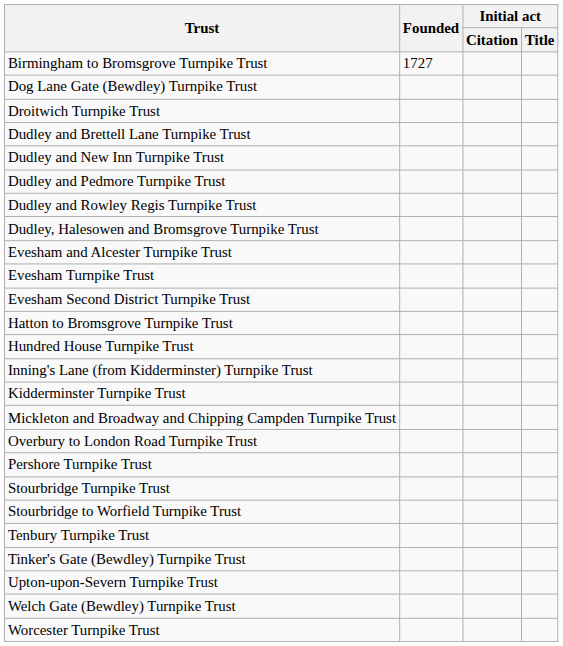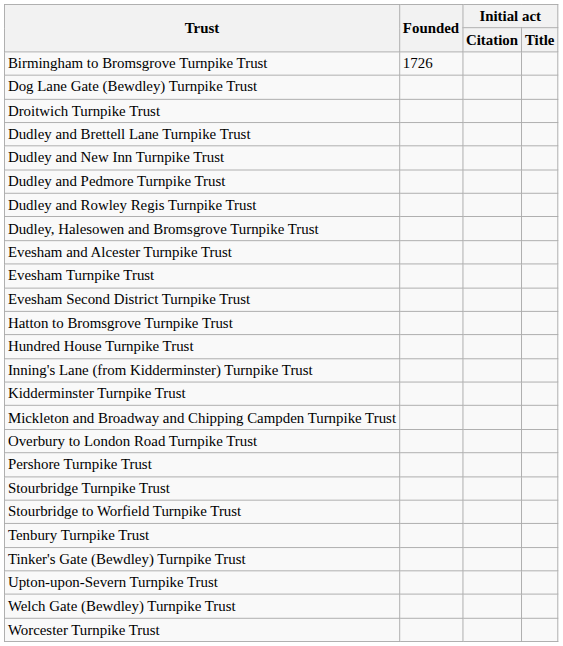(418, 63) 1727 -> (418, 63) 1726
